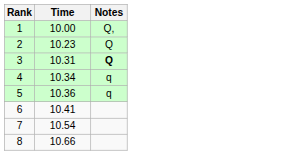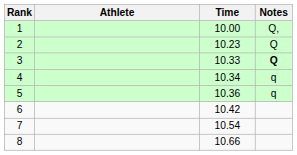+ column: (117, 12)
(63, 61) 10.31 -> (227, 61) 10.33
(63, 110) 10.41 -> (227, 110) 10.42
